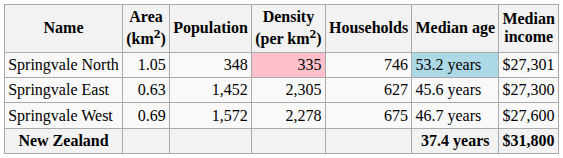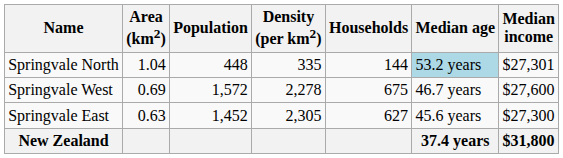(152, 64) 1.05 -> (152, 64) 1.04
(236, 64) 348 -> (236, 64) 448
(310, 64) pink background -> (310, 64) no background
(396, 64) 746 -> (396, 64) 144
rows swapped: (60, 115) <-> (59, 90)
